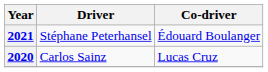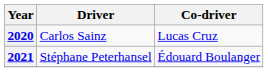rows swapped: (21, 56) <-> (21, 35)
